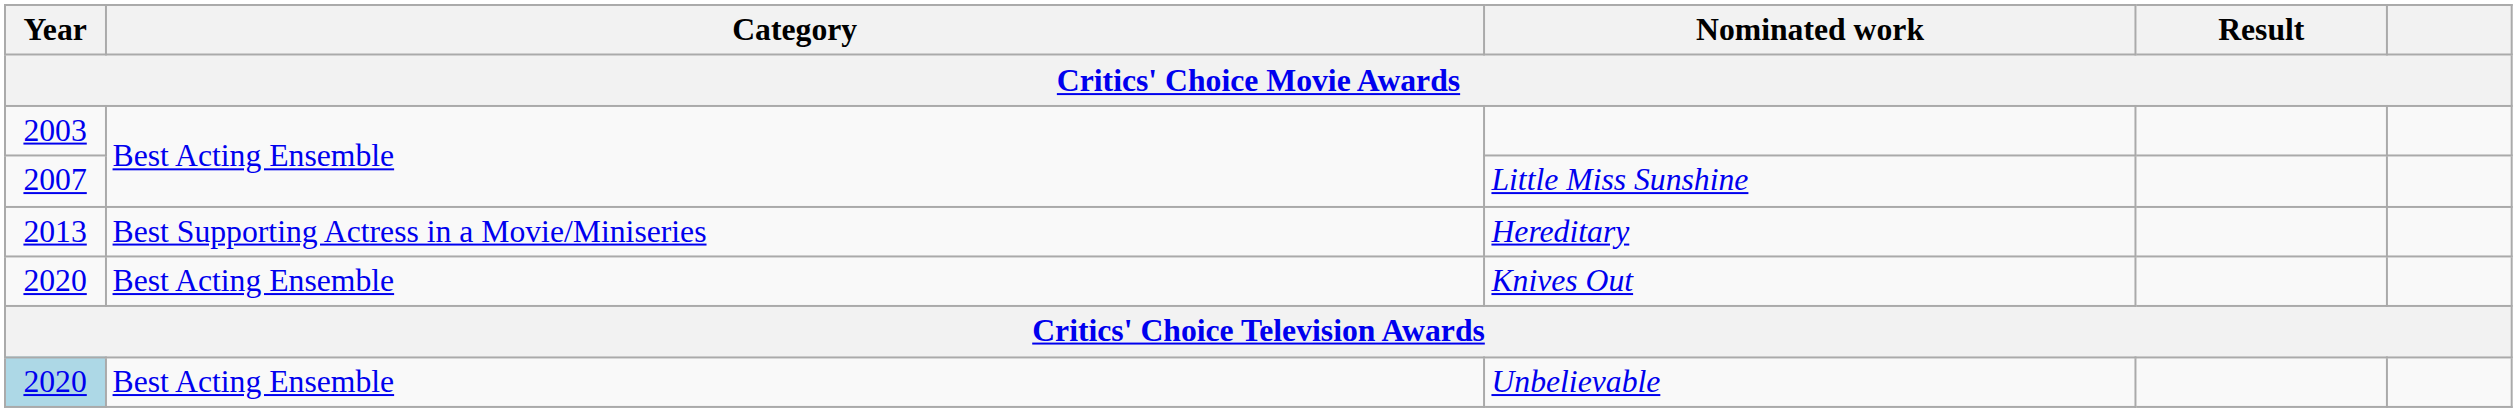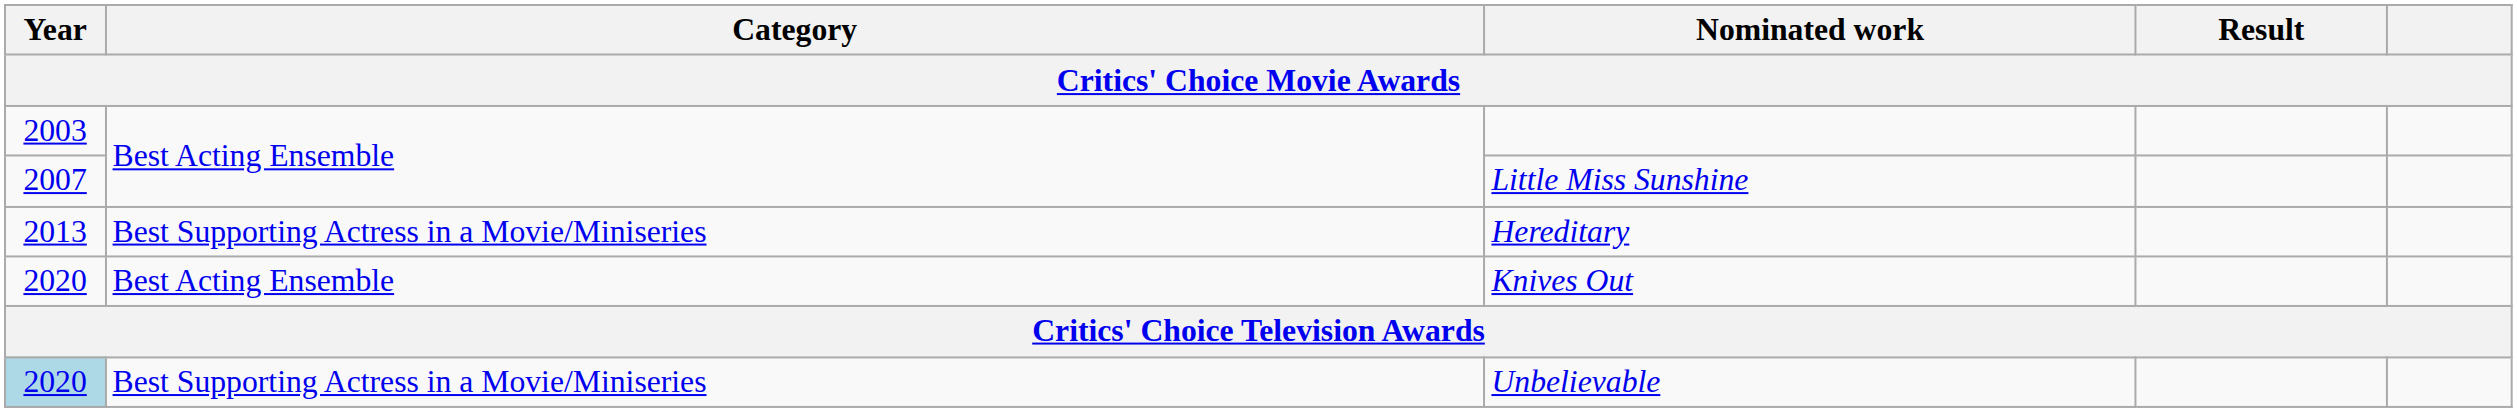(253, 381) Best Acting Ensemble -> (410, 381) Best Supporting Actress in a Movie/Miniseries
